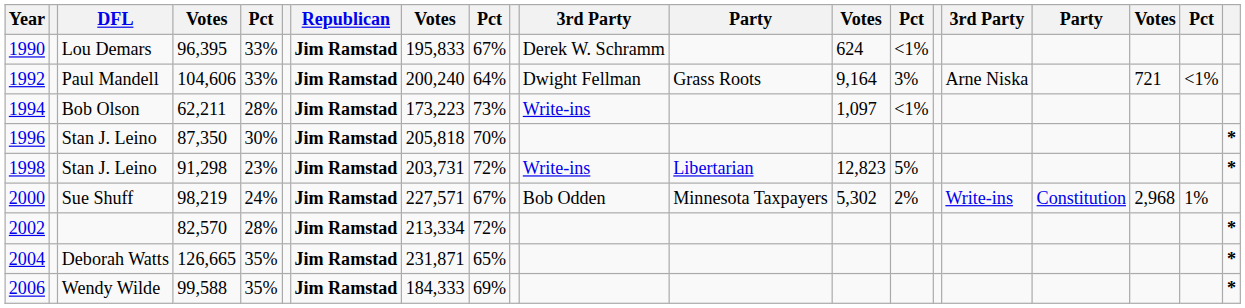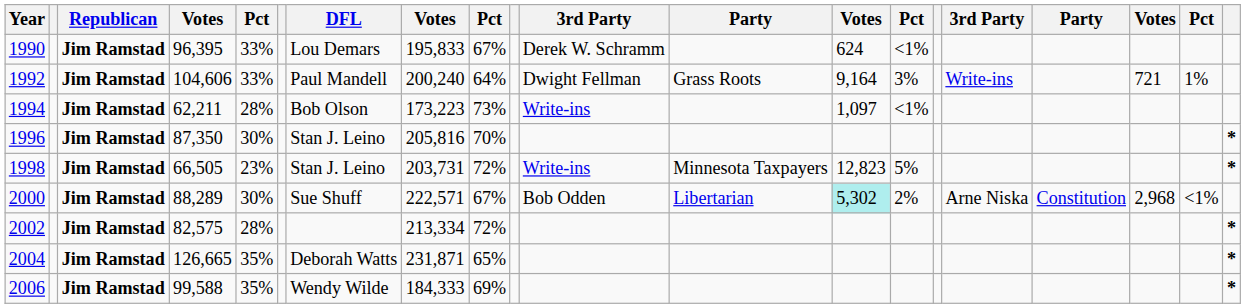columns swapped: (115, 19) <-> (346, 19)
(987, 79) Arne Niska -> (979, 79) Write-ins
(1201, 79) <1% -> (1196, 79) 1%
(435, 138) 205,818 -> (435, 138) 205,816
(202, 168) 91,298 -> (198, 168) 66,505
(713, 168) Libertarian -> (751, 168) Minnesota Taxpayers
(202, 198) 98,219 -> (198, 198) 88,289
(261, 198) 24% -> (257, 198) 30%
(435, 198) 227,571 -> (435, 198) 222,571
(751, 198) Minnesota Taxpayers -> (713, 198) Libertarian
(857, 198) no background -> (857, 198) paleturquoise background
(979, 198) Write-ins -> (987, 198) Arne Niska
(1196, 198) 1% -> (1201, 198) <1%
(202, 228) 82,570 -> (198, 228) 82,575
